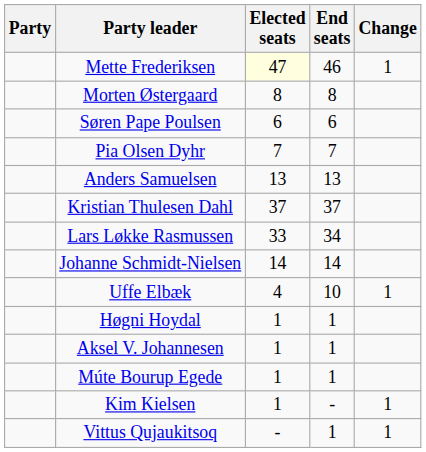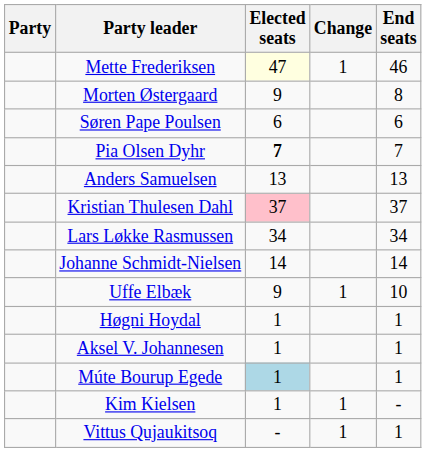columns swapped: (332, 28) <-> (388, 28)
(278, 94) 8 -> (278, 94) 9
(278, 151) normal -> (278, 151) bold
(278, 207) no background -> (278, 207) pink background
(278, 235) 33 -> (278, 235) 34
(278, 292) 4 -> (278, 292) 9
(278, 376) no background -> (278, 376) lightblue background
